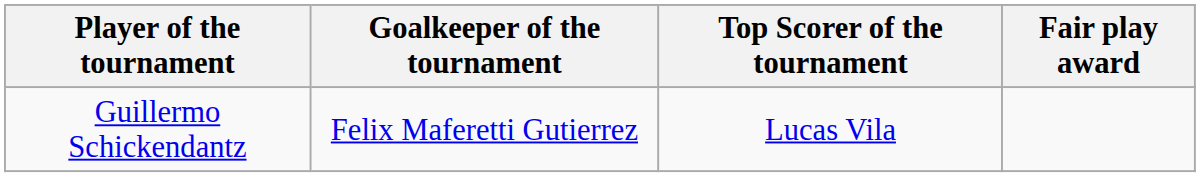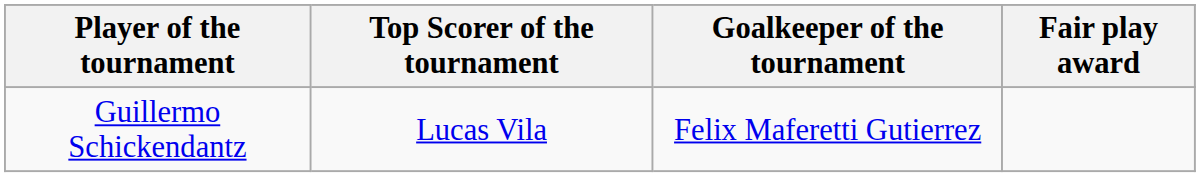columns swapped: (484, 45) <-> (831, 45)
